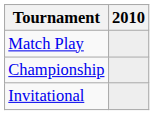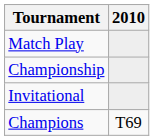+ row: (46, 122)
